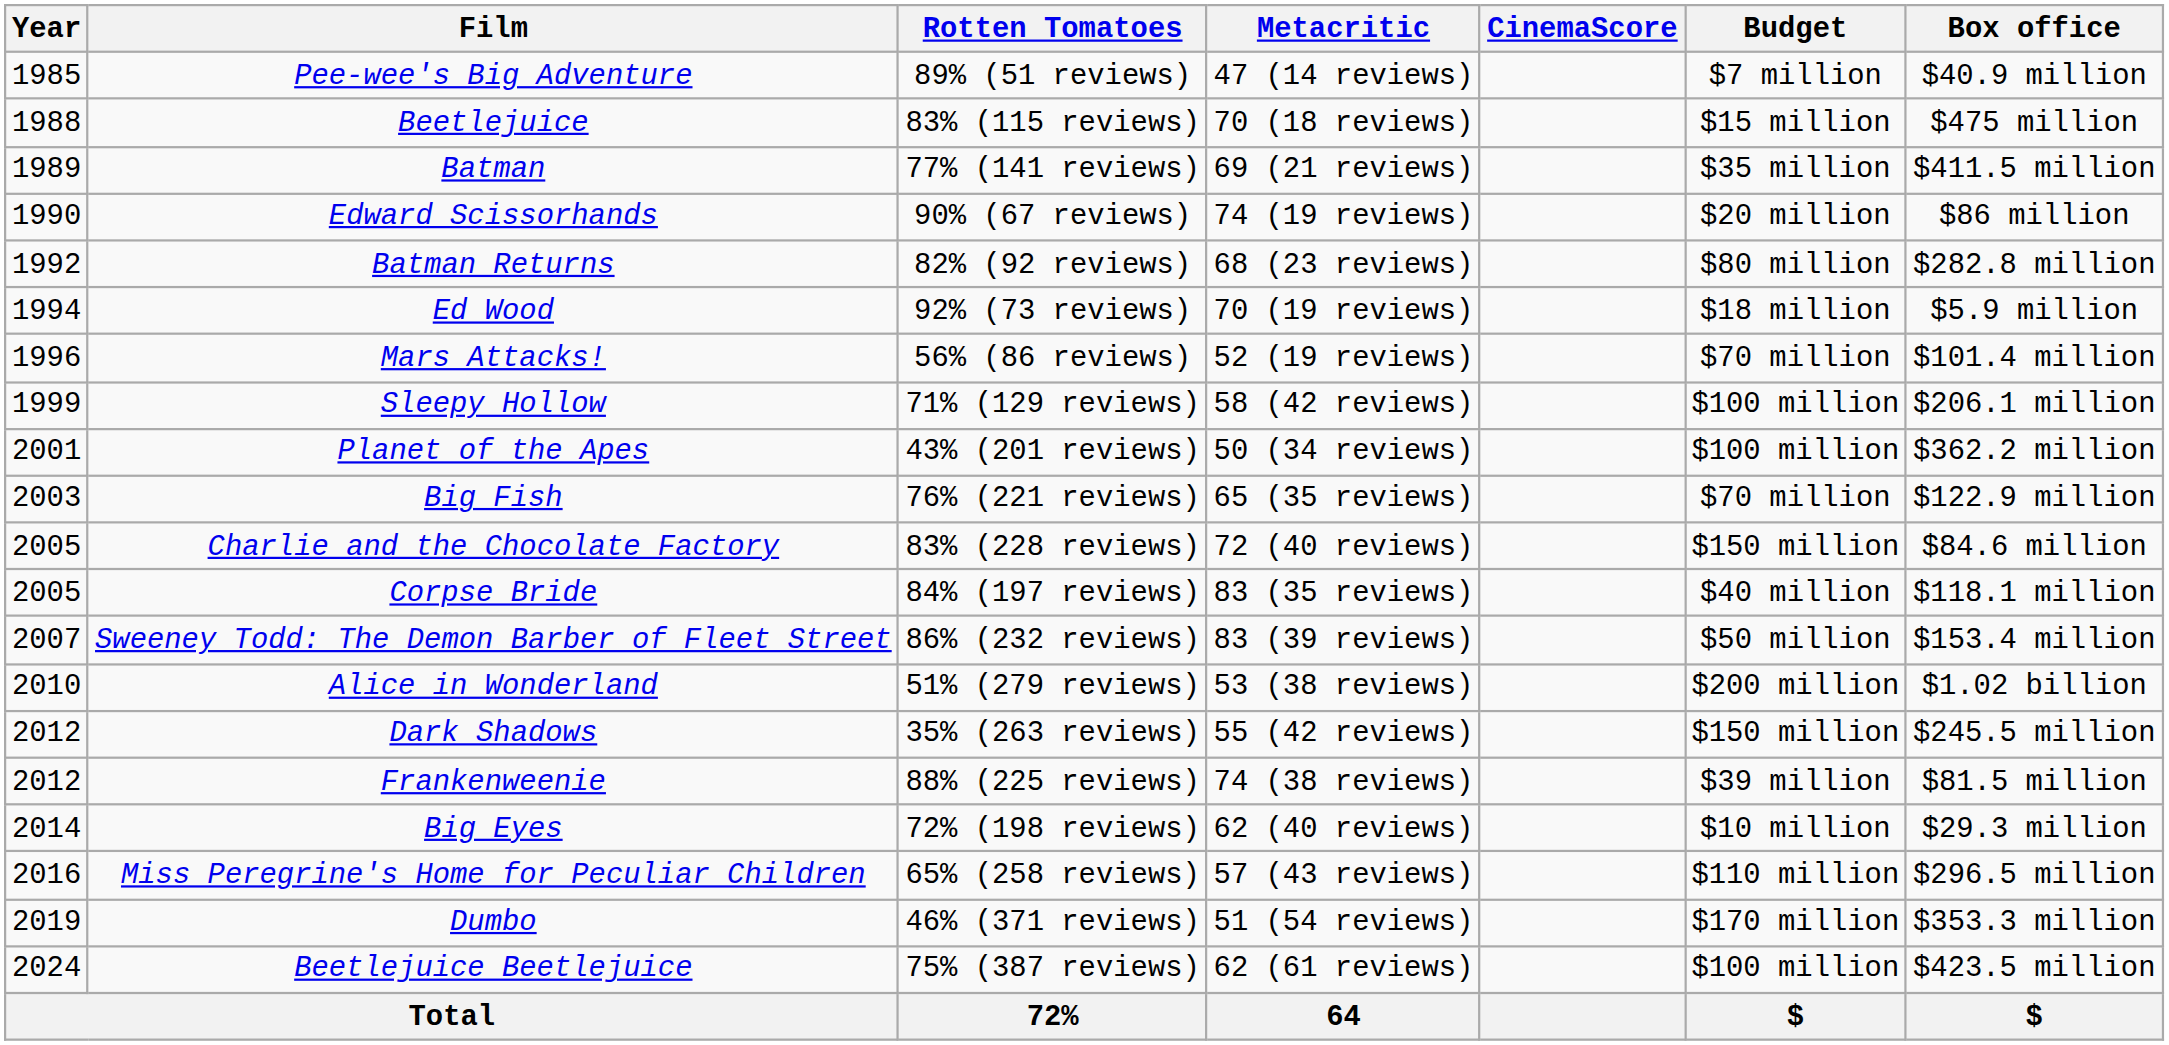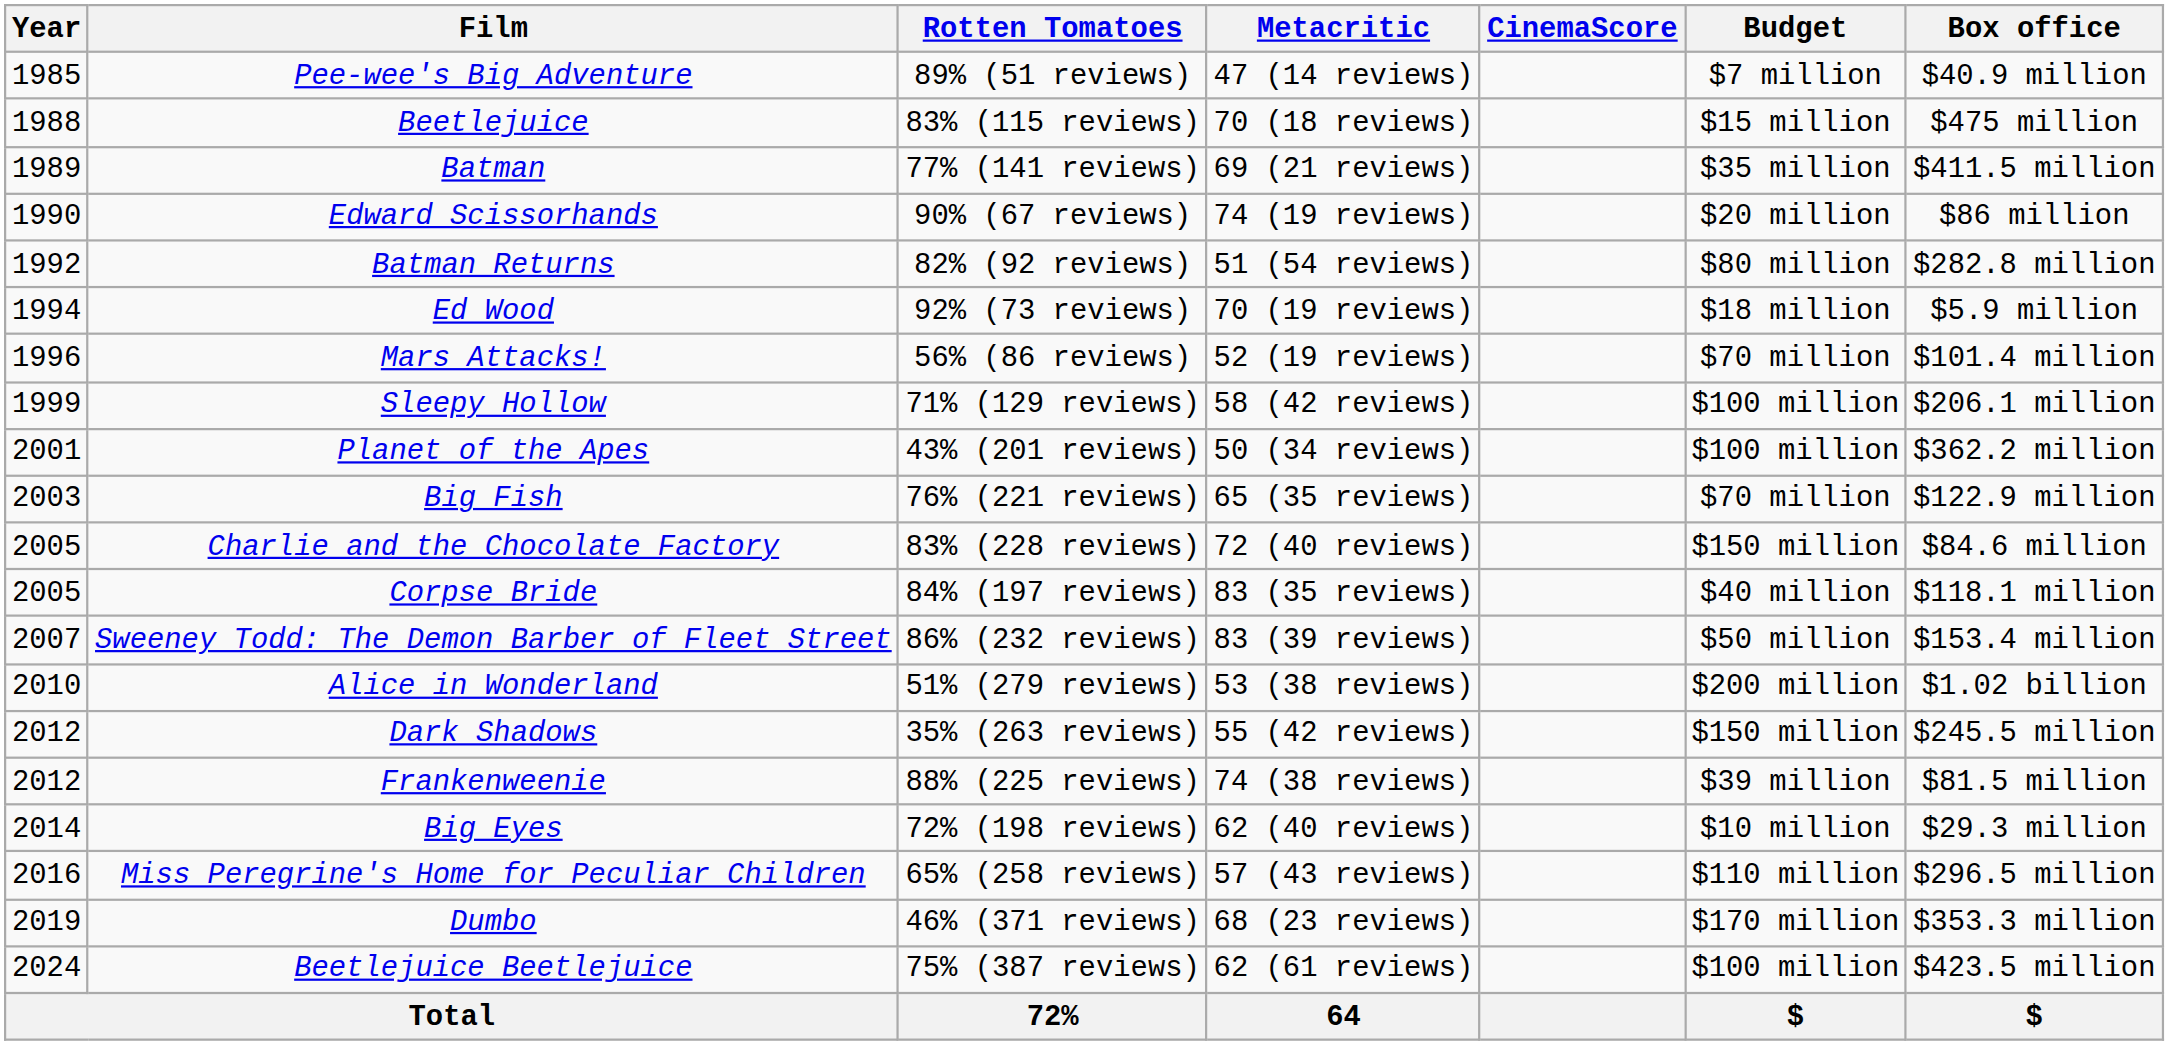(1343, 264) 68 (23 reviews) -> (1343, 264) 51 (54 reviews)
(1343, 922) 51 (54 reviews) -> (1343, 922) 68 (23 reviews)
